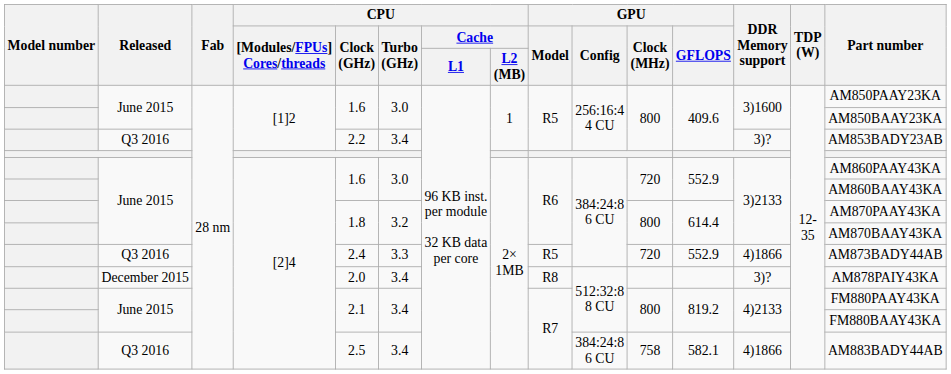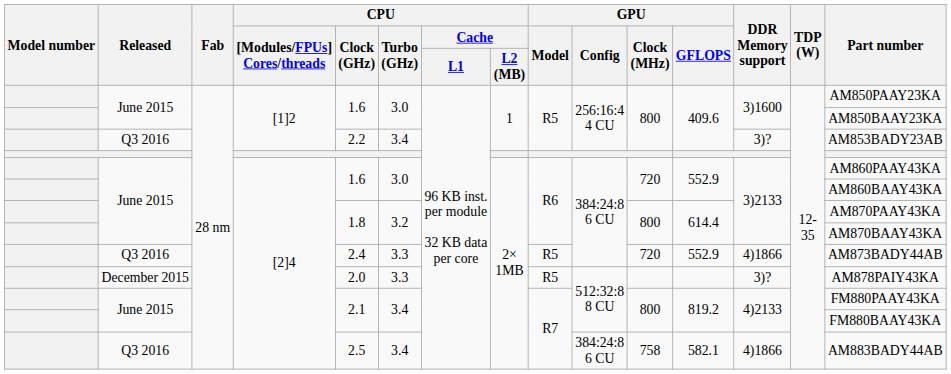(400, 277) 3.4 -> (400, 277) 3.3
(550, 277) R8 -> (550, 277) R5
